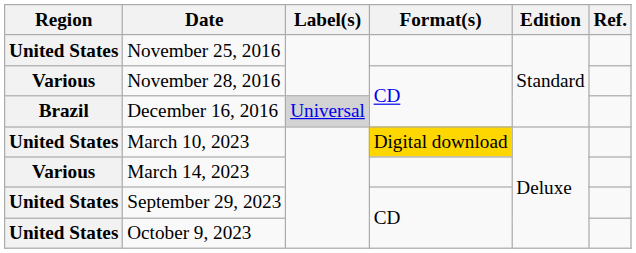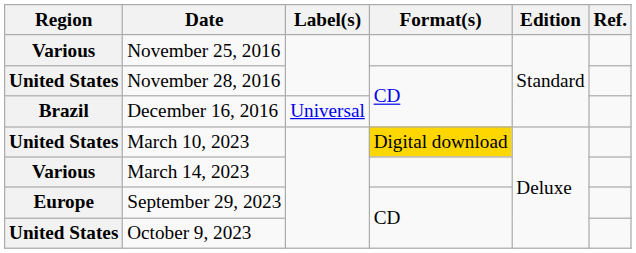(64, 50) United States -> (64, 50) Various
(64, 80) Various -> (64, 80) United States
(327, 111) lightgrey background -> (327, 111) no background
(64, 202) United States -> (64, 202) Europe
